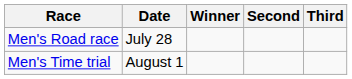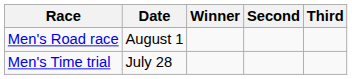(149, 39) July 28 -> (155, 39) August 1
(155, 62) August 1 -> (149, 62) July 28
